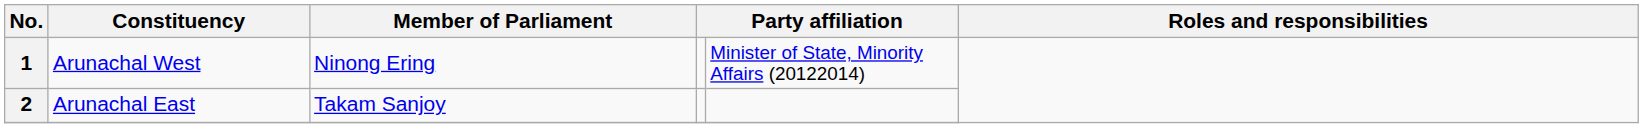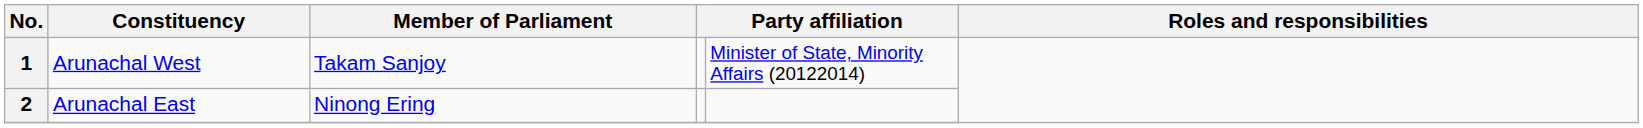(375, 63) Ninong Ering -> (380, 63) Takam Sanjoy
(380, 105) Takam Sanjoy -> (375, 105) Ninong Ering
